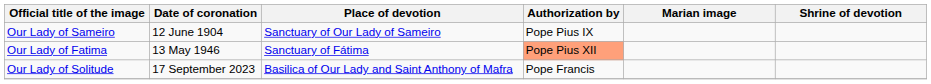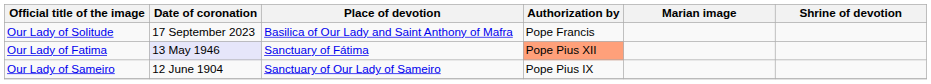rows swapped: (61, 32) <-> (60, 69)
(186, 50) no background -> (186, 50) lavender background
